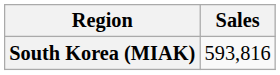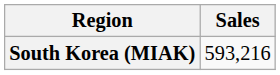(238, 52) 593,816 -> (238, 52) 593,216
